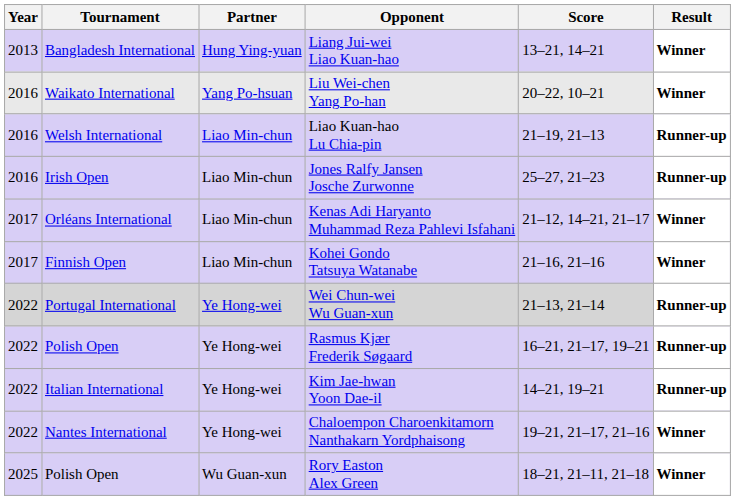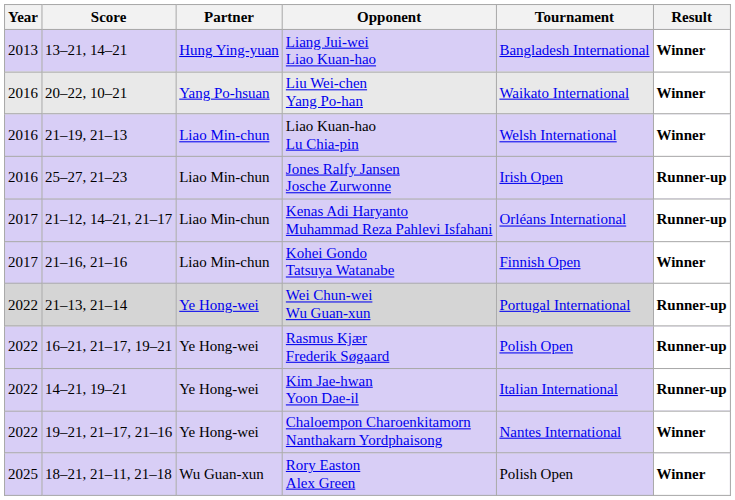columns swapped: (120, 17) <-> (586, 17)
(692, 135) Runner-up -> (681, 135) Winner
(681, 220) Winner -> (692, 220) Runner-up
